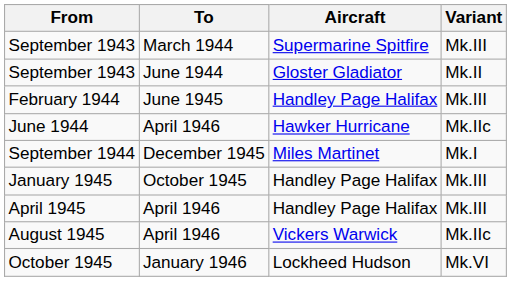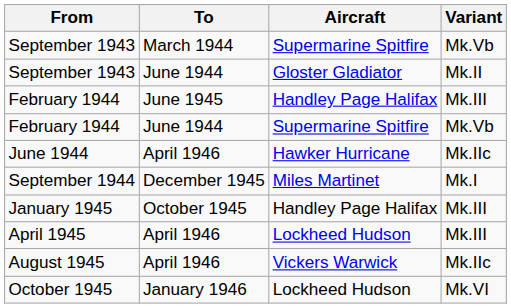(466, 45) Mk.III -> (469, 45) Mk.Vb
+ row: (64, 126)
(355, 208) Handley Page Halifax -> (342, 235) Lockheed Hudson
